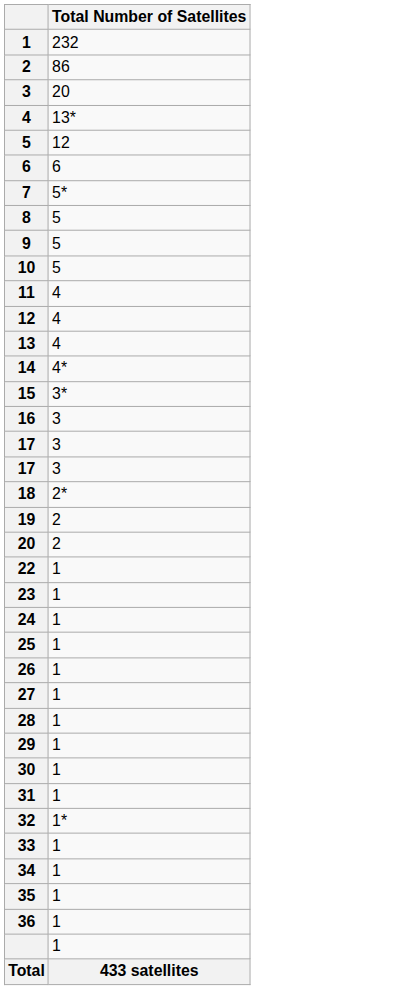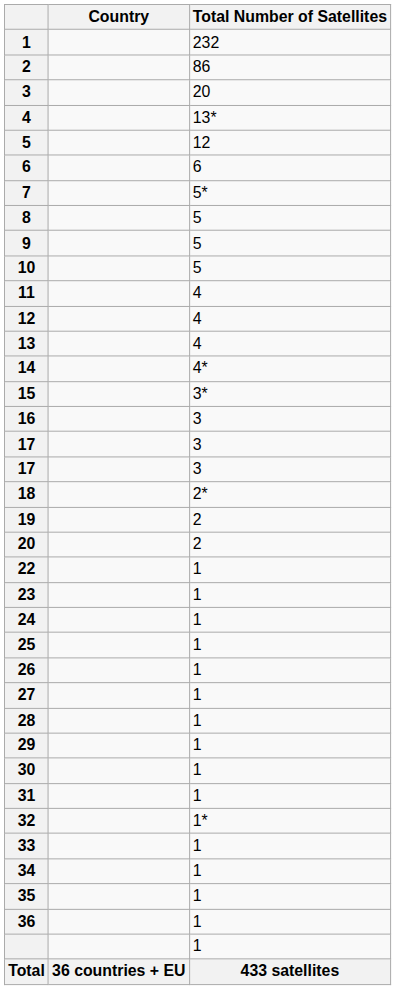+ column: (119, 17)
